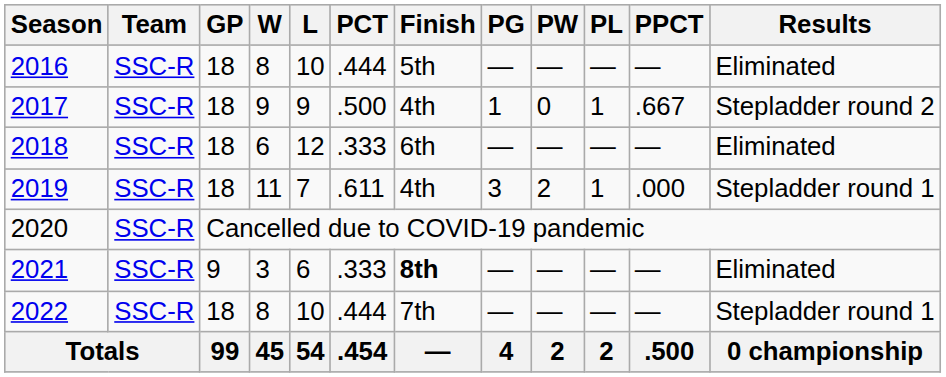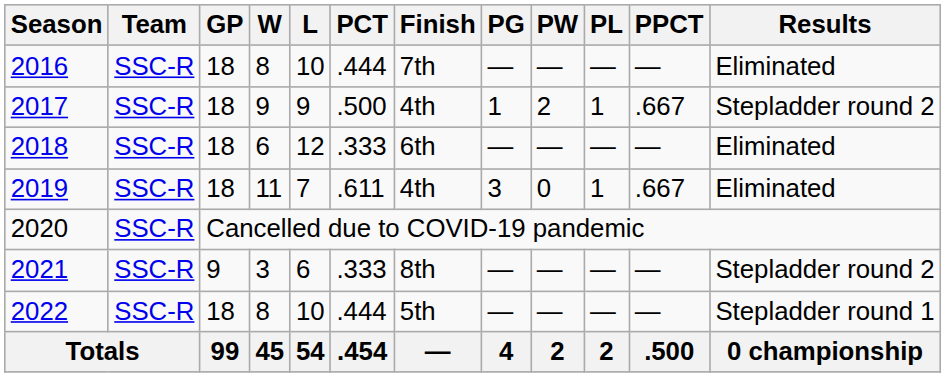(418, 65) 5th -> (418, 65) 7th
(544, 106) 0 -> (544, 106) 2
(544, 188) 2 -> (544, 188) 0
(660, 188) .000 -> (660, 188) .667
(825, 188) Stepladder round 1 -> (776, 188) Eliminated
(419, 270) bold -> (418, 270) normal
(776, 270) Eliminated -> (825, 270) Stepladder round 2
(418, 310) 7th -> (418, 310) 5th
